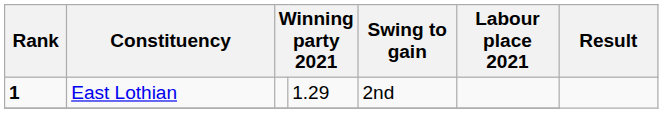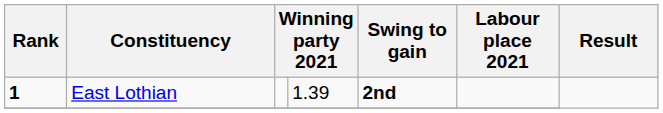(311, 92) 1.29 -> (311, 92) 1.39
(378, 92) normal -> (379, 92) bold
